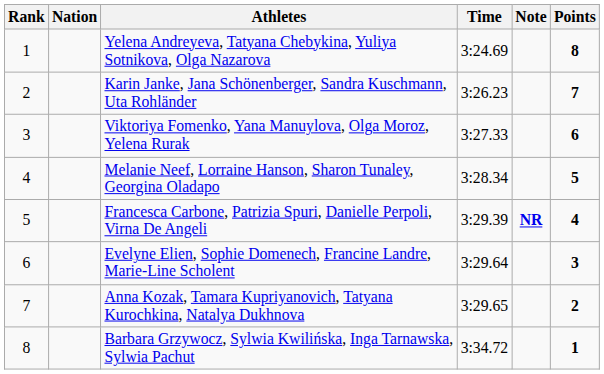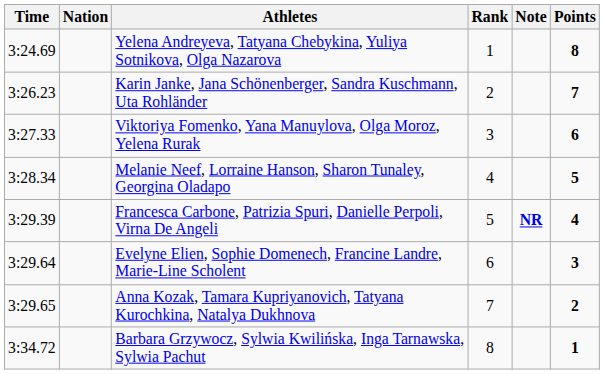columns swapped: (26, 16) <-> (484, 16)
